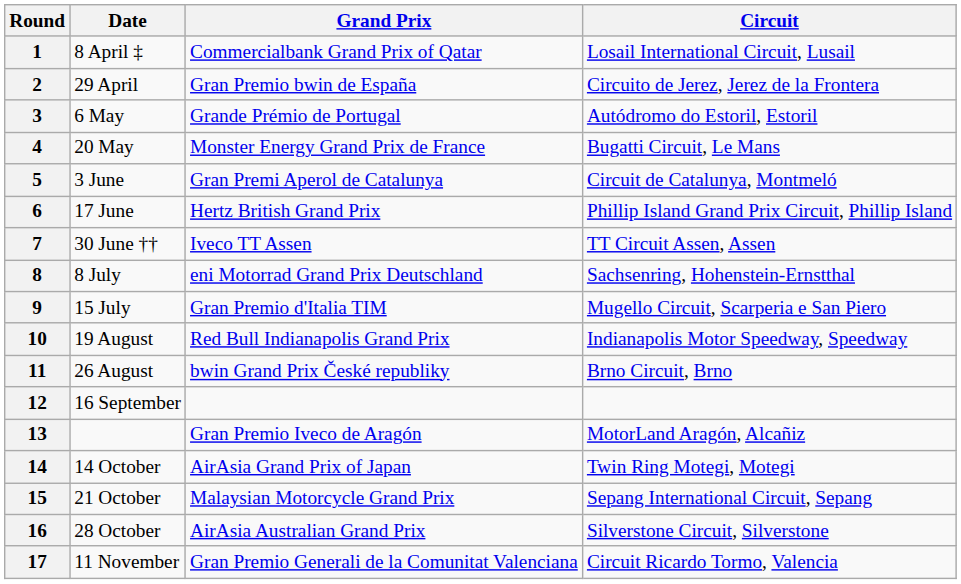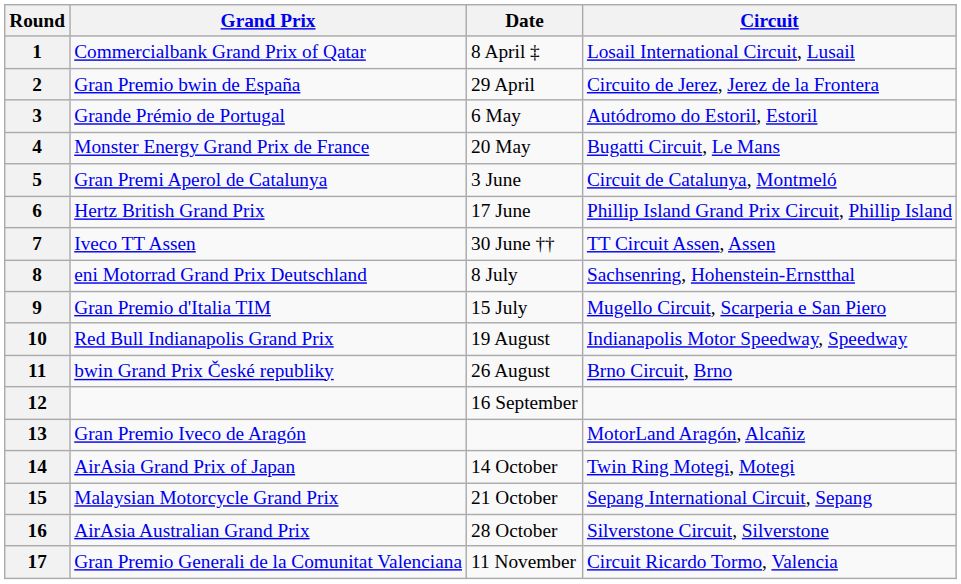columns swapped: (128, 20) <-> (384, 20)
